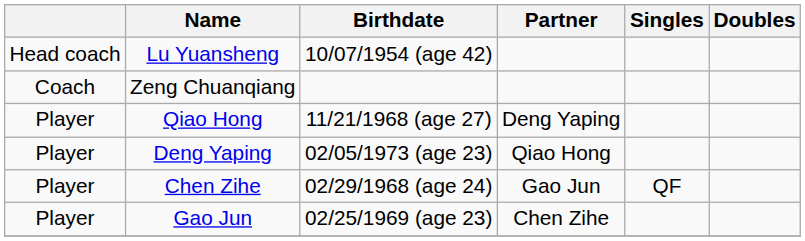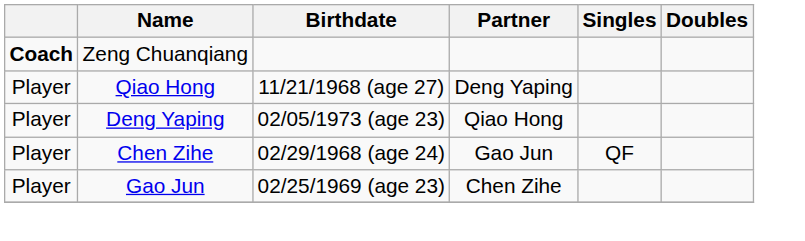- row: (213, 53)
(65, 86) normal -> (41, 53) bold
